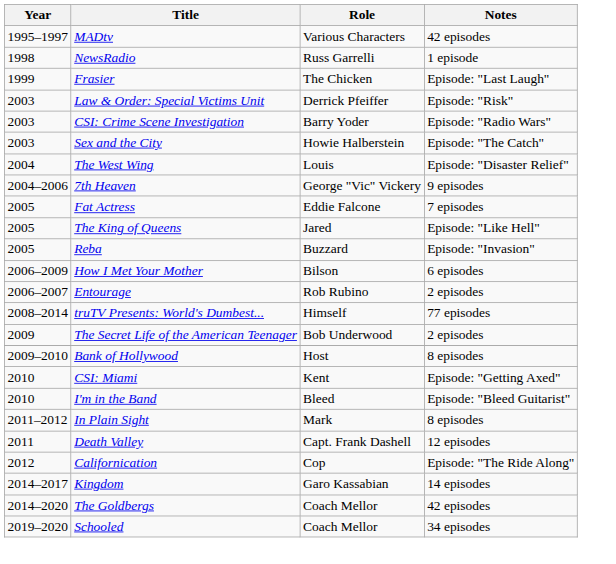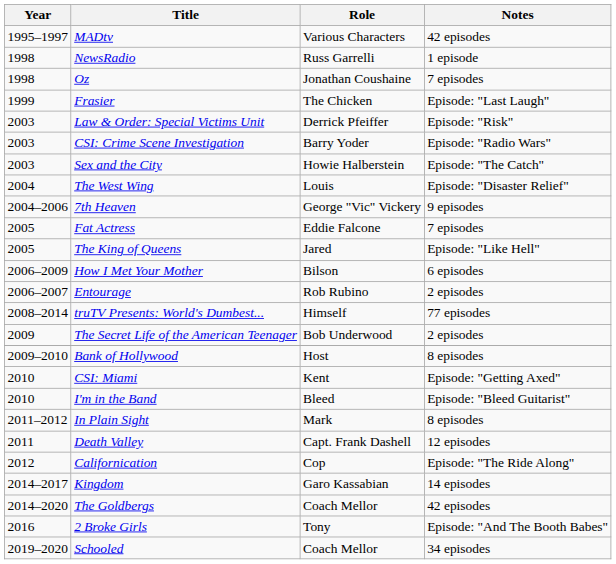+ row: (82, 79)
- row: (88, 249)
+ row: (111, 526)
